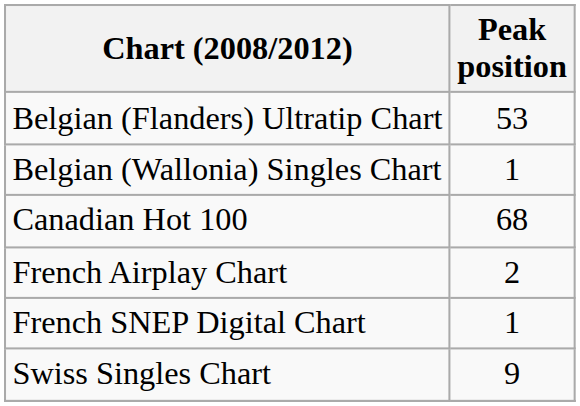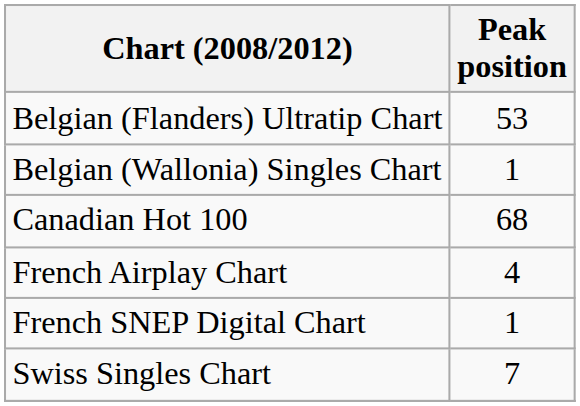(512, 271) 2 -> (512, 271) 4
(512, 374) 9 -> (512, 374) 7
